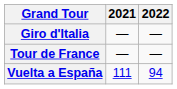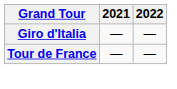- row: (55, 73)
